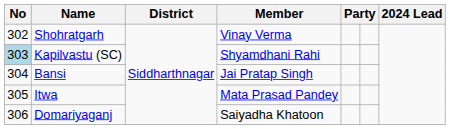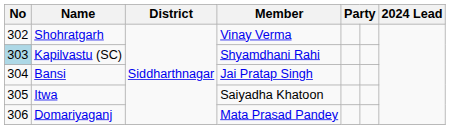(279, 94) Mata Prasad Pandey -> (272, 94) Saiyadha Khatoon
(272, 114) Saiyadha Khatoon -> (279, 114) Mata Prasad Pandey
